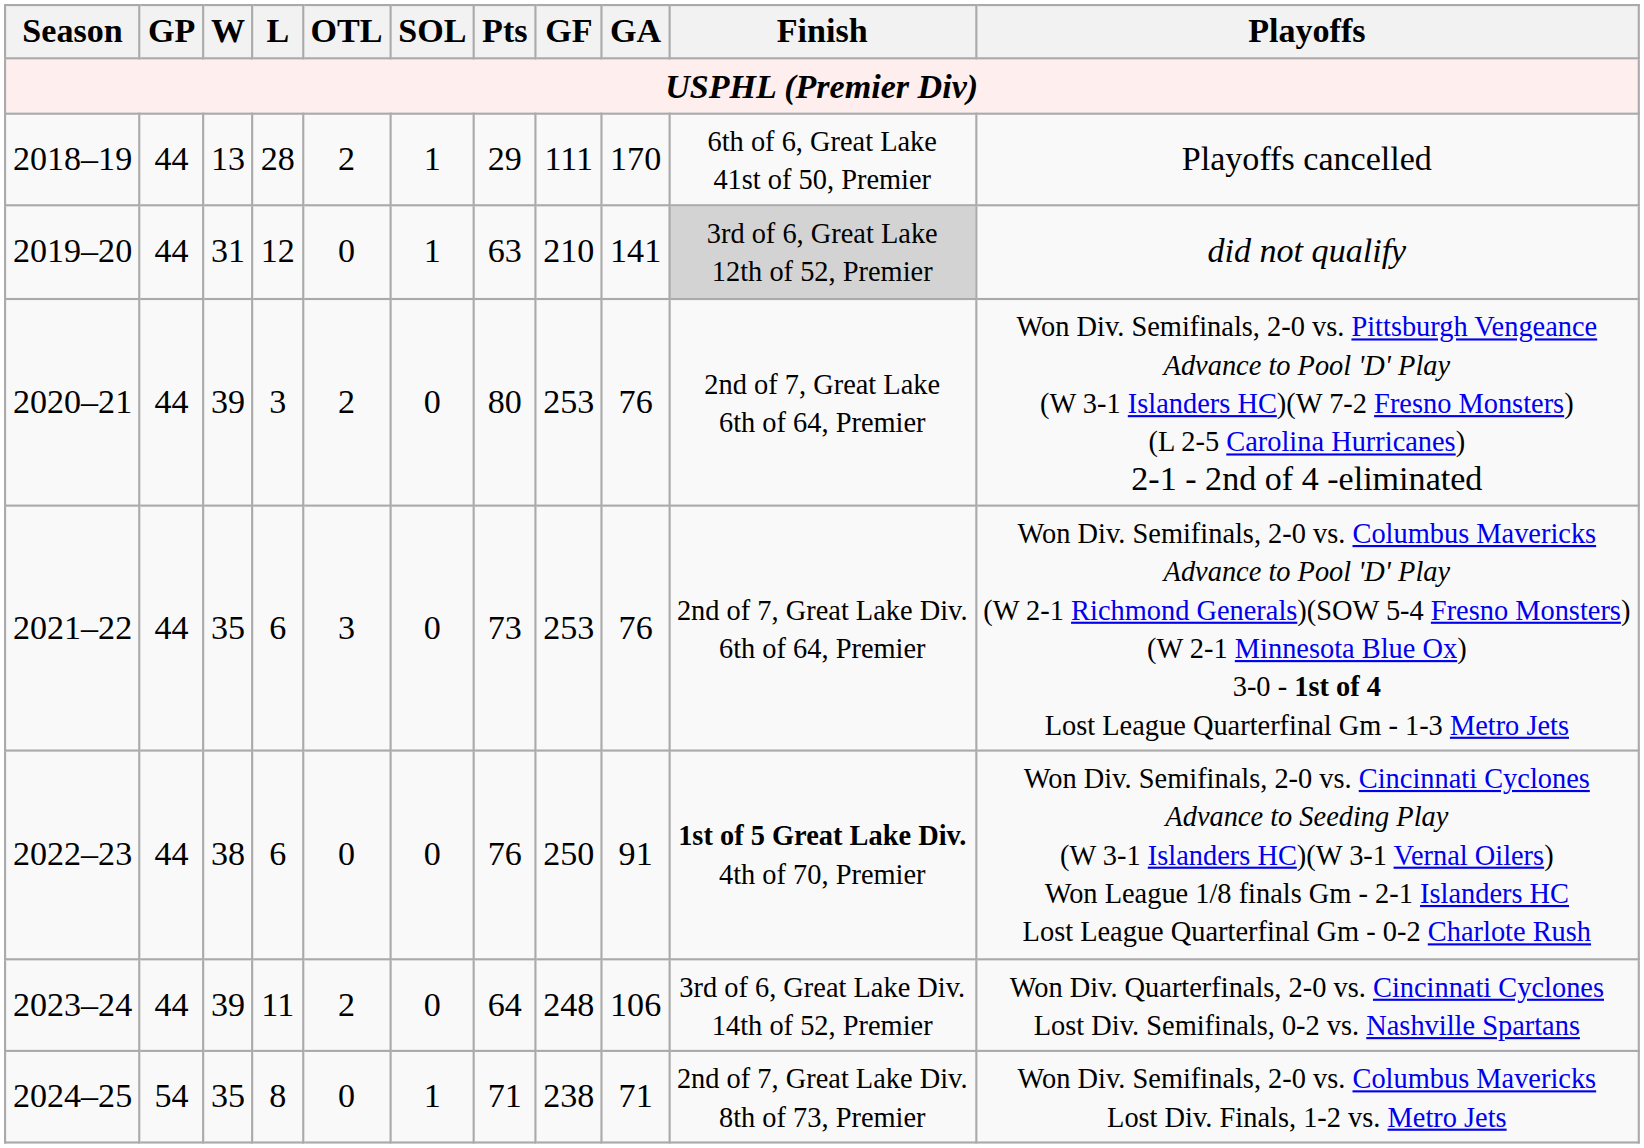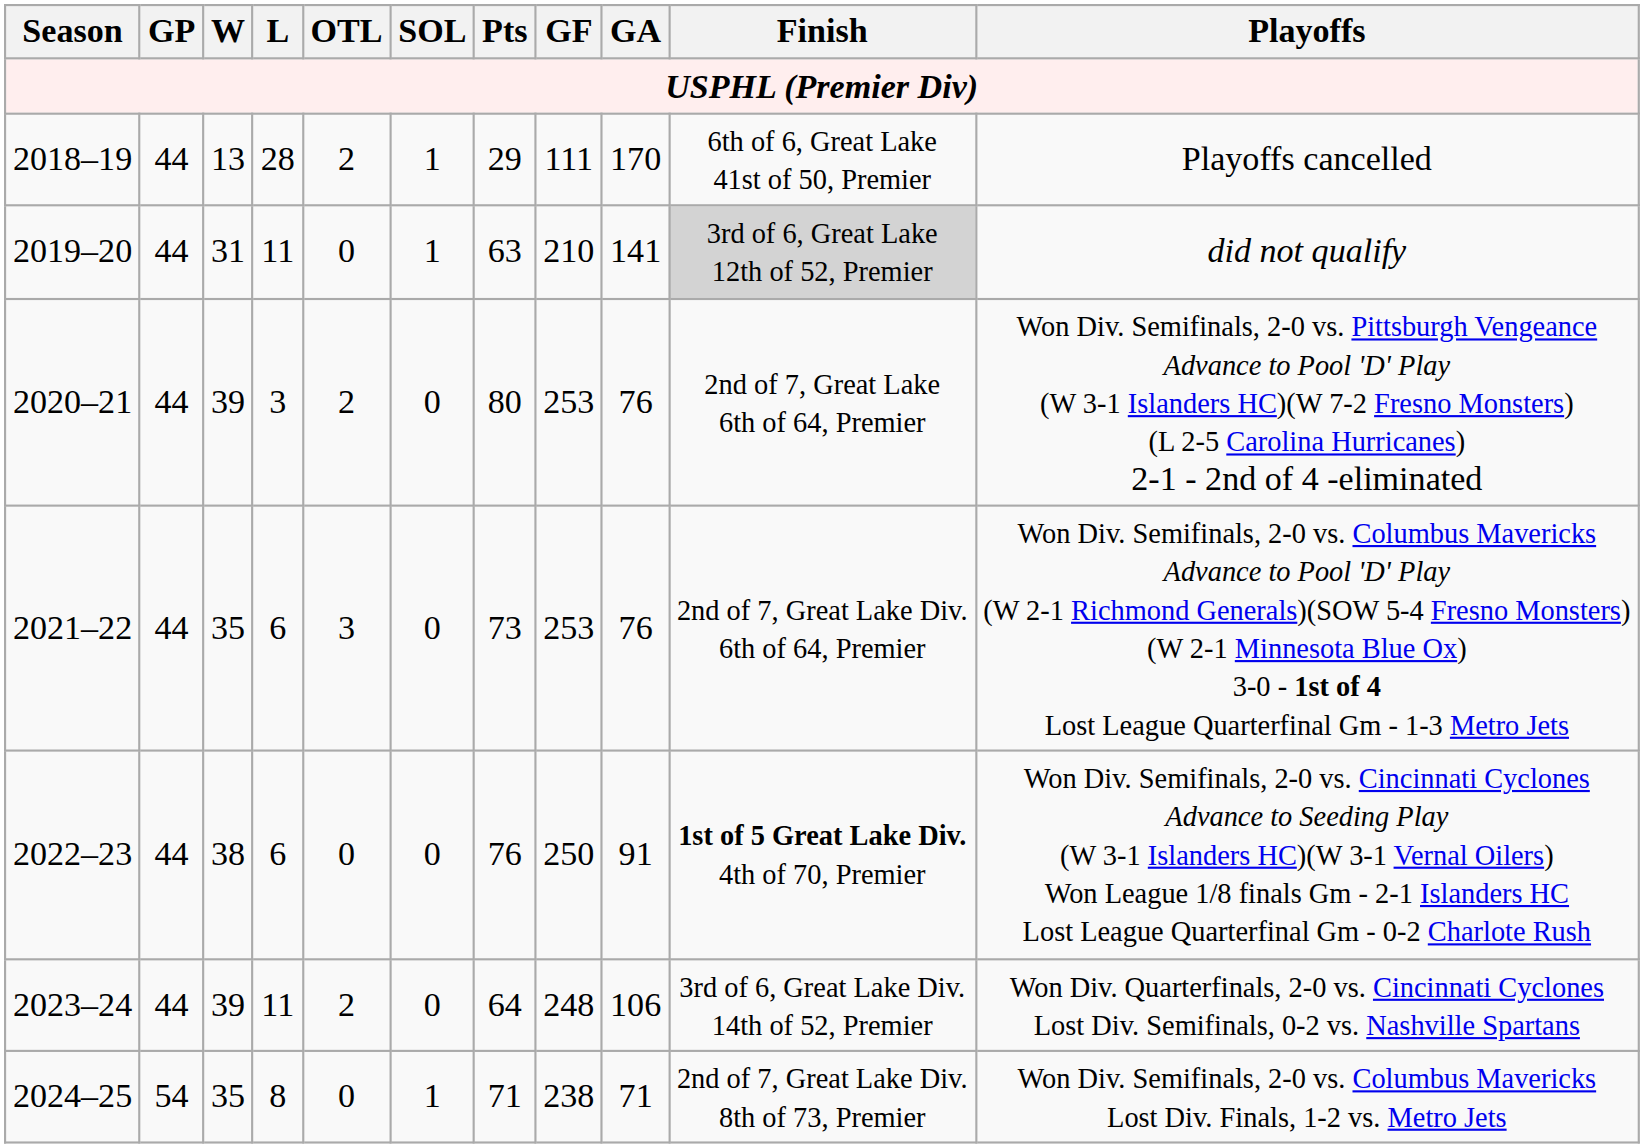(278, 251) 12 -> (278, 251) 11
